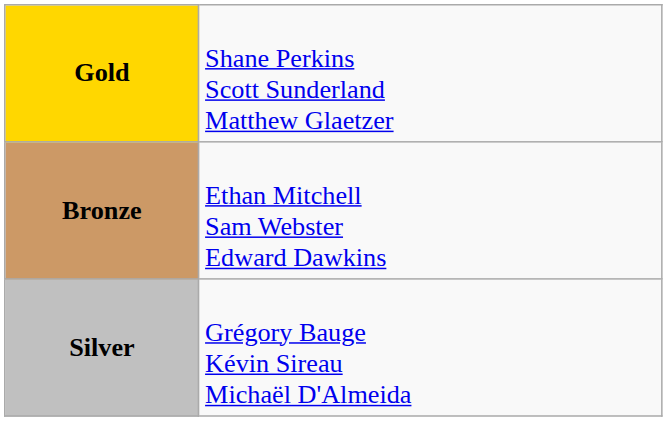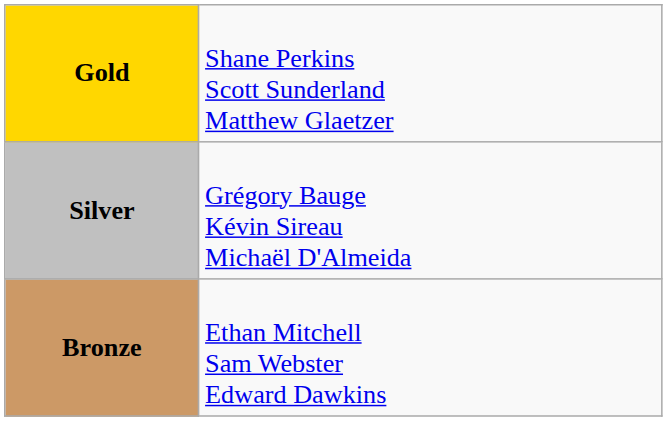rows swapped: (102, 346) <-> (102, 209)
